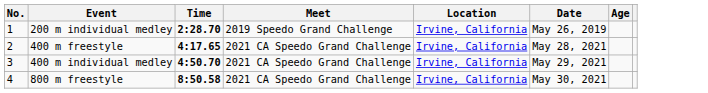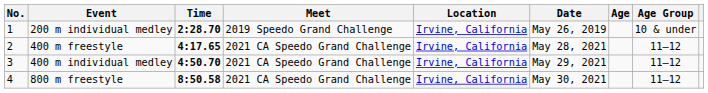+ column: (666, 13)
